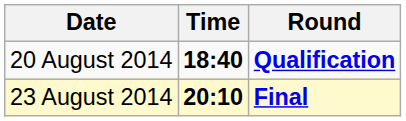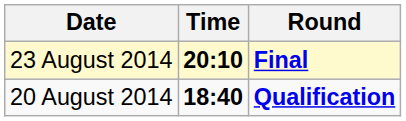rows swapped: (91, 60) <-> (91, 97)
